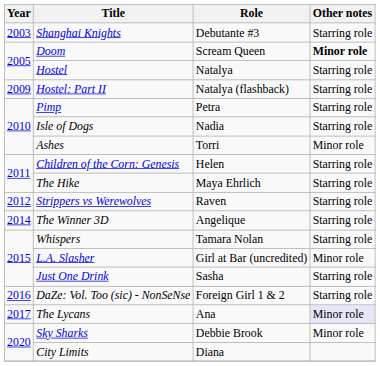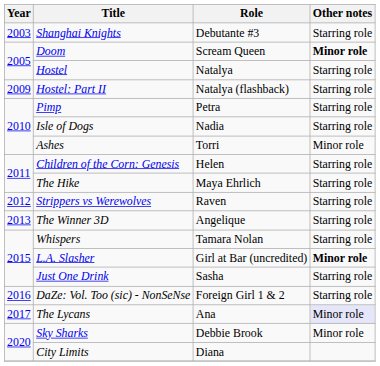(19, 220) 2014 -> (19, 220) 2013
(338, 257) normal -> (340, 257) bold
